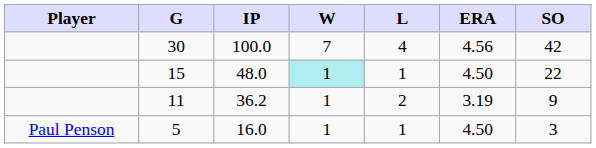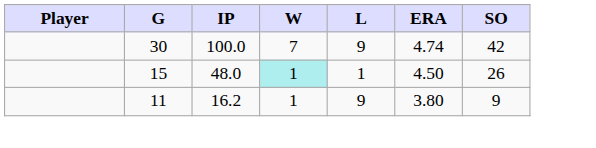(402, 45) 4 -> (361, 45) 9
(478, 45) 4.56 -> (429, 45) 4.74
(553, 73) 22 -> (496, 73) 26
(252, 101) 36.2 -> (226, 101) 16.2
(402, 101) 2 -> (361, 101) 9
(478, 101) 3.19 -> (429, 101) 3.80
- row: (176, 128)
